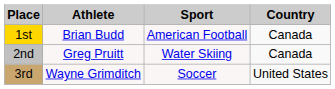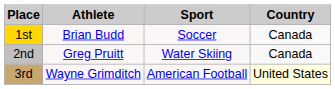(197, 34) American Football -> (197, 34) Soccer
(197, 74) Soccer -> (197, 74) American Football
(290, 74) no background -> (290, 74) lightyellow background
